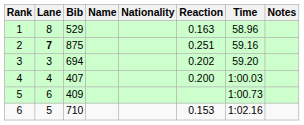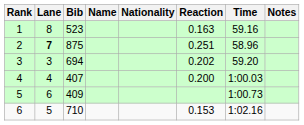(75, 29) 529 -> (75, 29) 523
(245, 29) 58.96 -> (245, 29) 59.16
(245, 45) 59.16 -> (245, 45) 58.96
